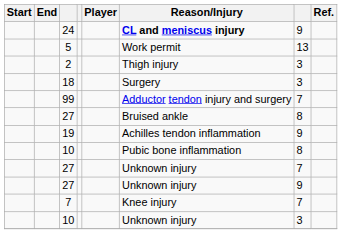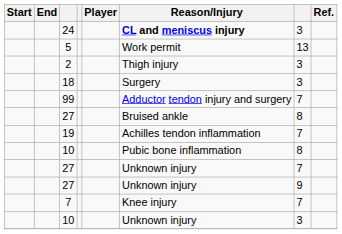(299, 30) 9 -> (299, 30) 3
(299, 133) 9 -> (299, 133) 7
